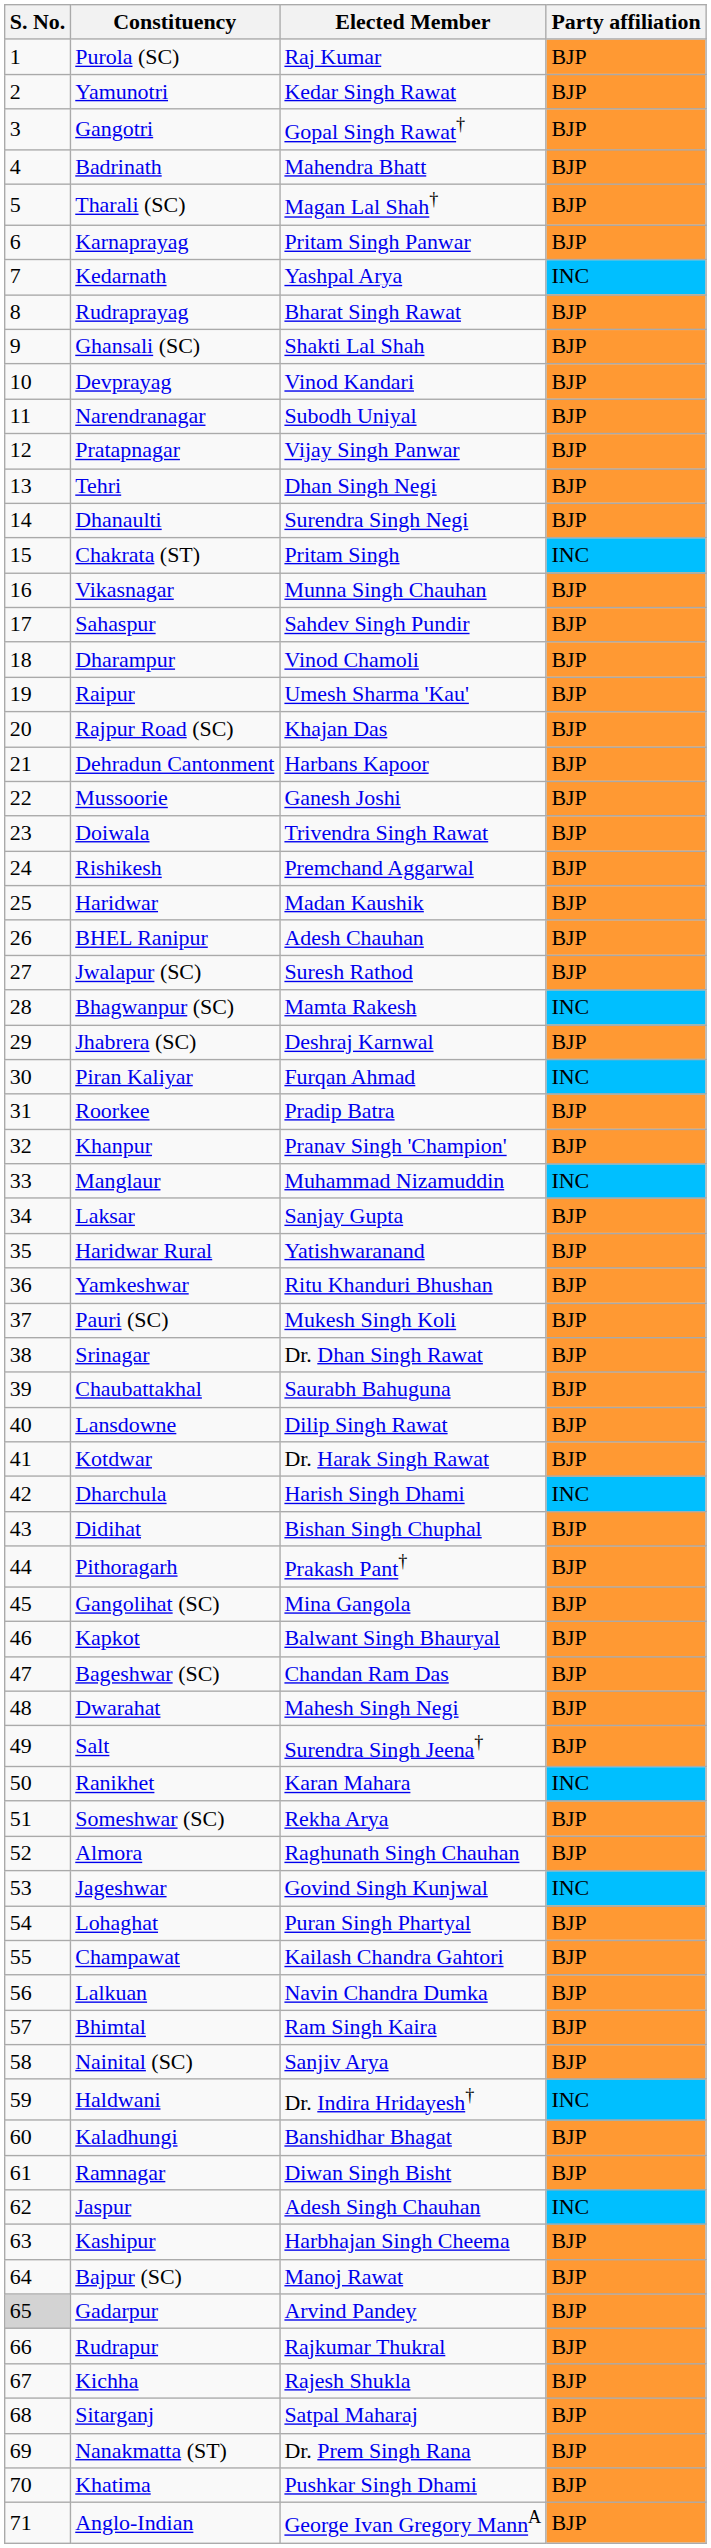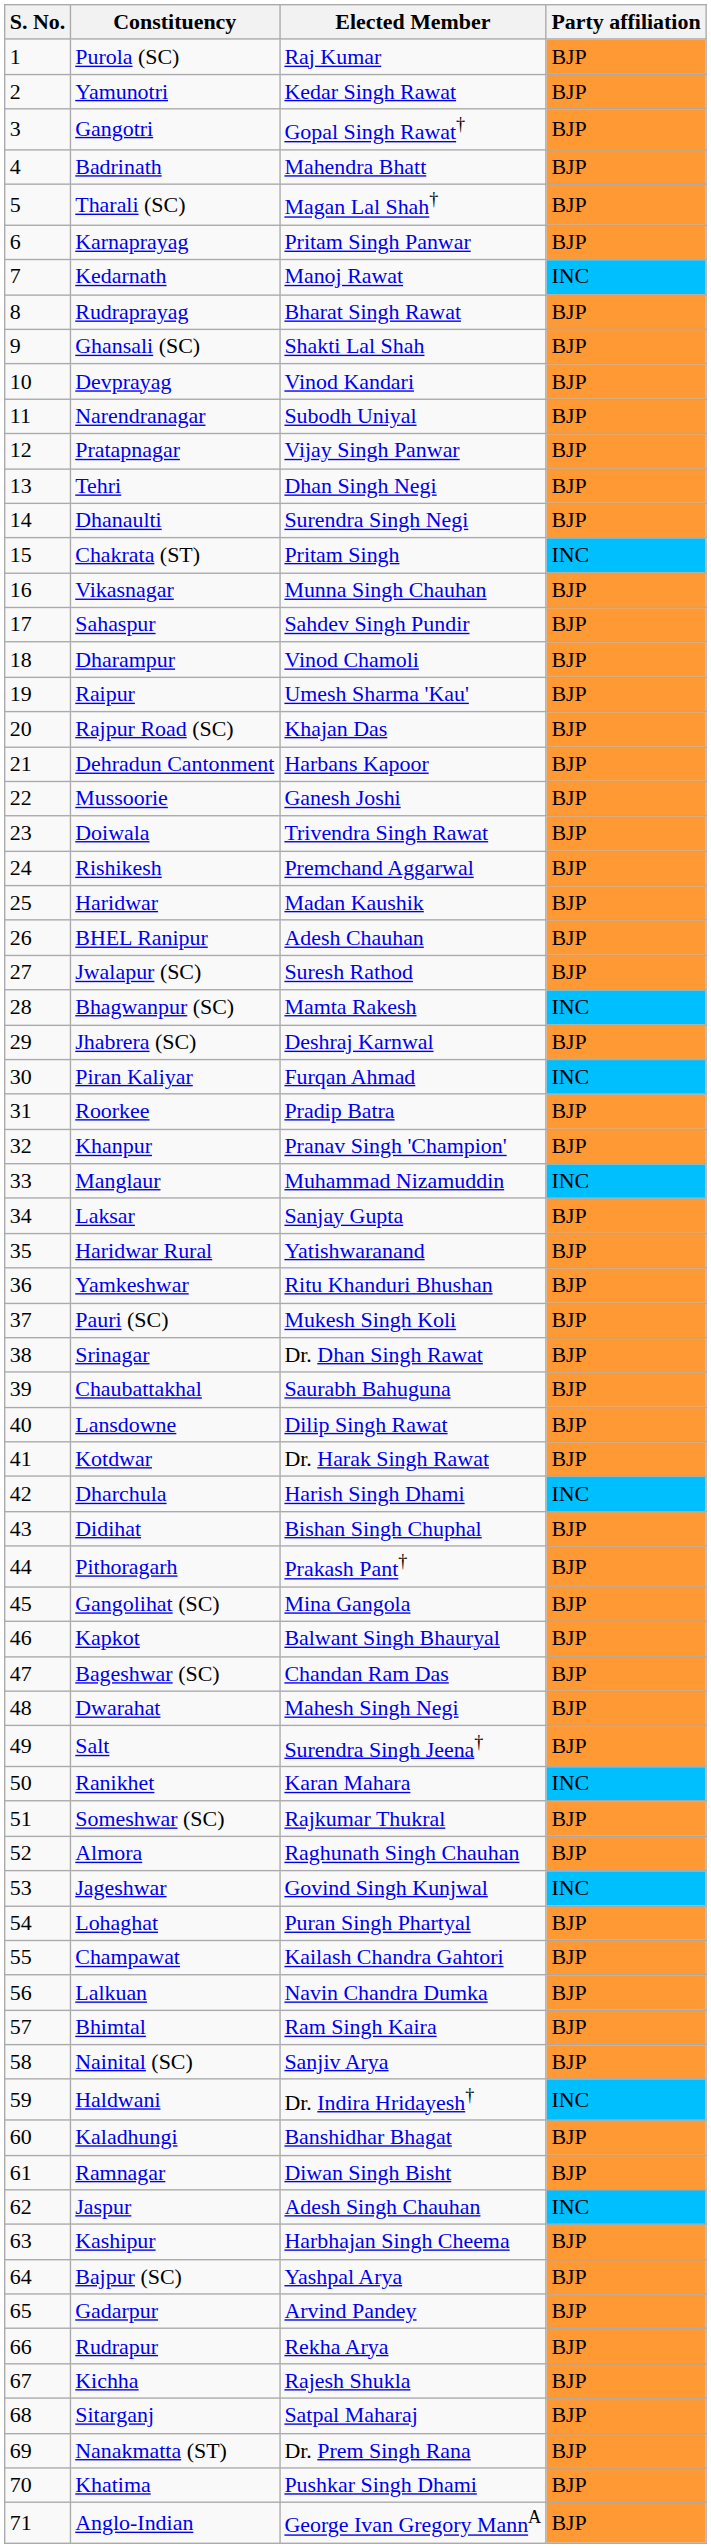(343, 277) Yashpal Arya -> (344, 277) Manoj Rawat
(336, 1818) Rekha Arya -> (365, 1818) Rajkumar Thukral
(344, 2276) Manoj Rawat -> (343, 2276) Yashpal Arya
(21, 2311) lightgrey background -> (21, 2311) no background
(365, 2345) Rajkumar Thukral -> (336, 2345) Rekha Arya
